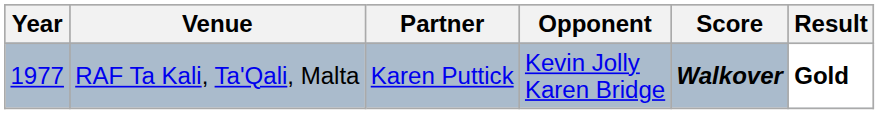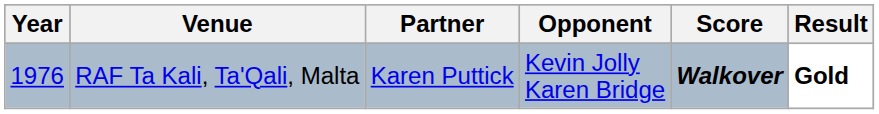(37, 76) 1977 -> (37, 76) 1976
